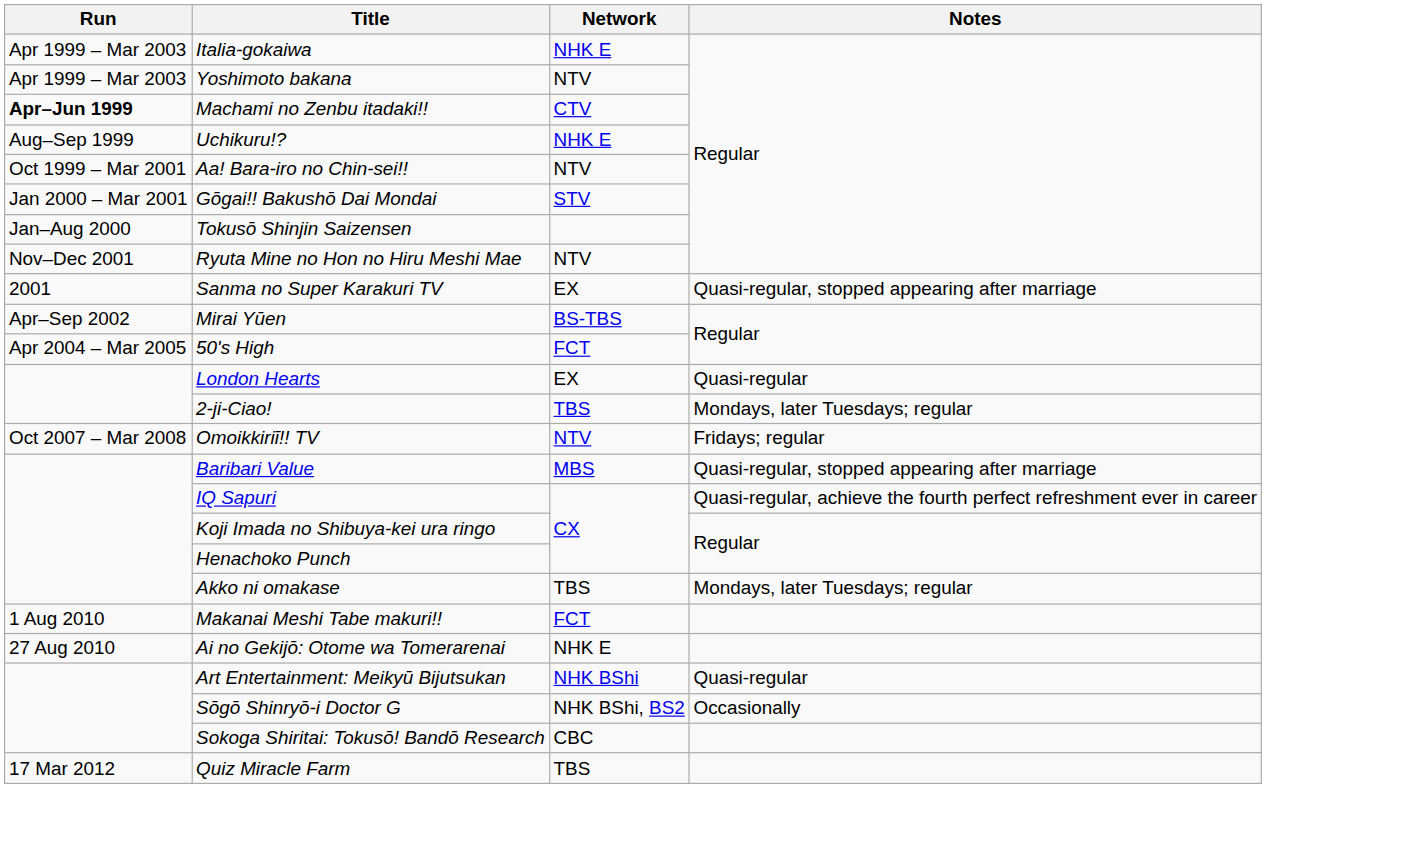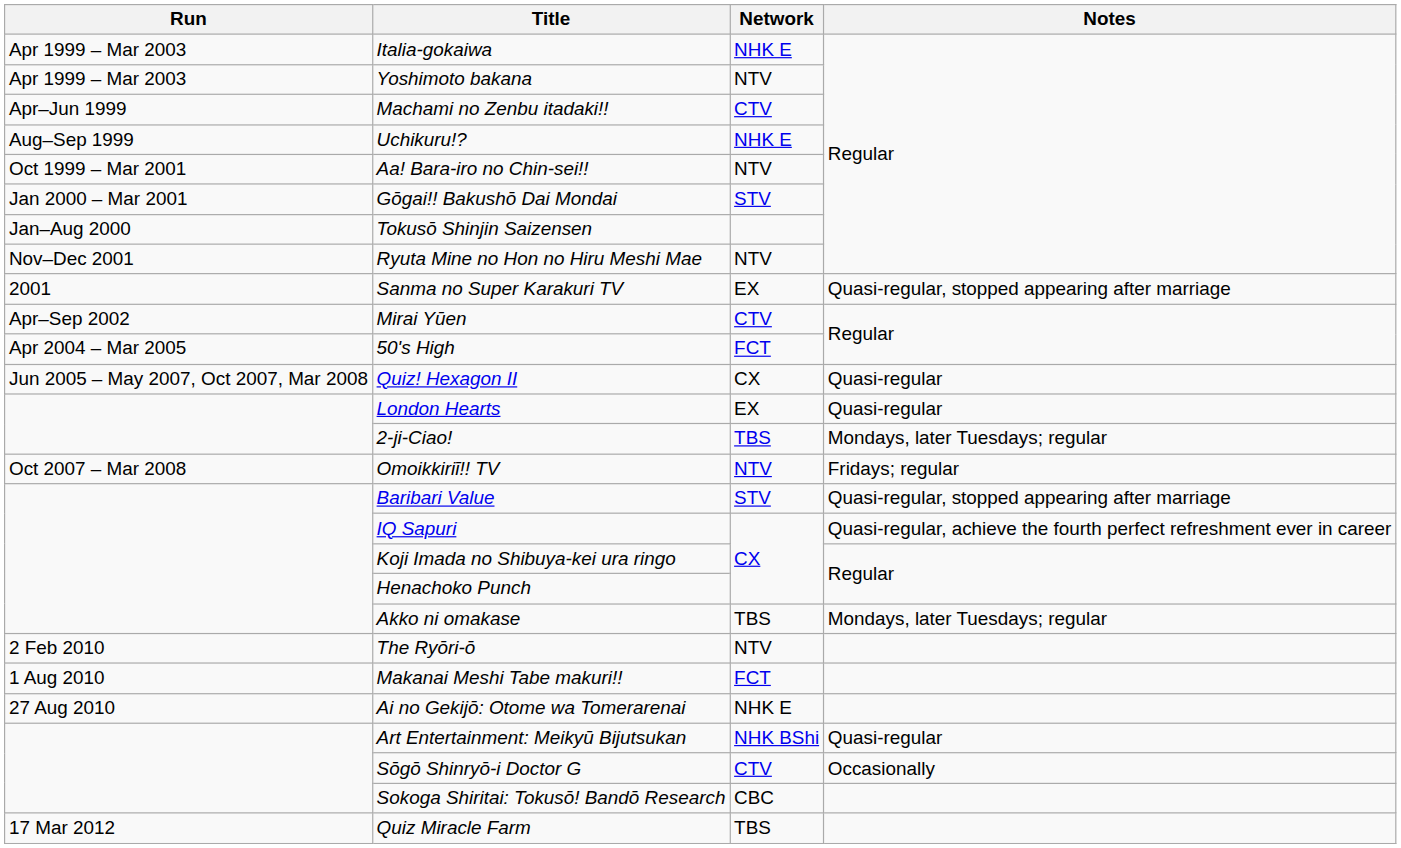(71, 109) bold -> (68, 109) normal
(588, 318) BS-TBS -> (753, 318) CTV
+ row: (447, 378)
(574, 468) MBS -> (752, 498) STV
+ row: (426, 648)
(619, 708) NHK BShi, BS2 -> (753, 768) CTV
